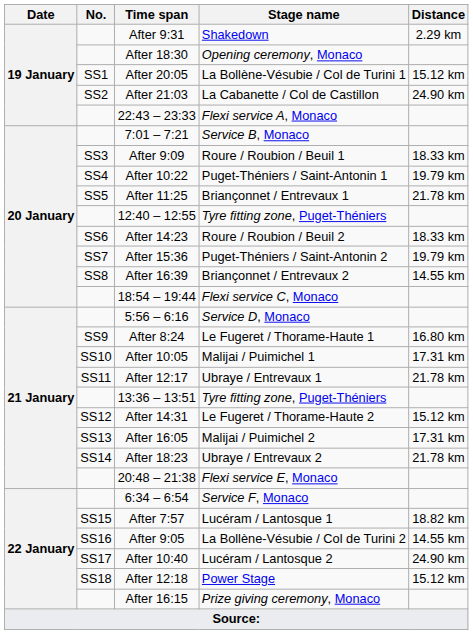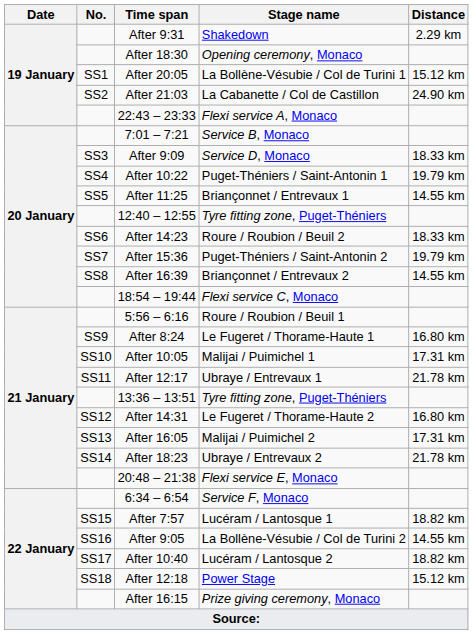(273, 155) Roure / Roubion / Beuil 1 -> (256, 155) Service D, Monaco
(438, 196) 21.78 km -> (438, 196) 14.55 km
(256, 316) Service D, Monaco -> (273, 316) Roure / Roubion / Beuil 1
(438, 417) 15.12 km -> (438, 417) 16.80 km
(438, 558) 24.90 km -> (438, 558) 18.82 km
